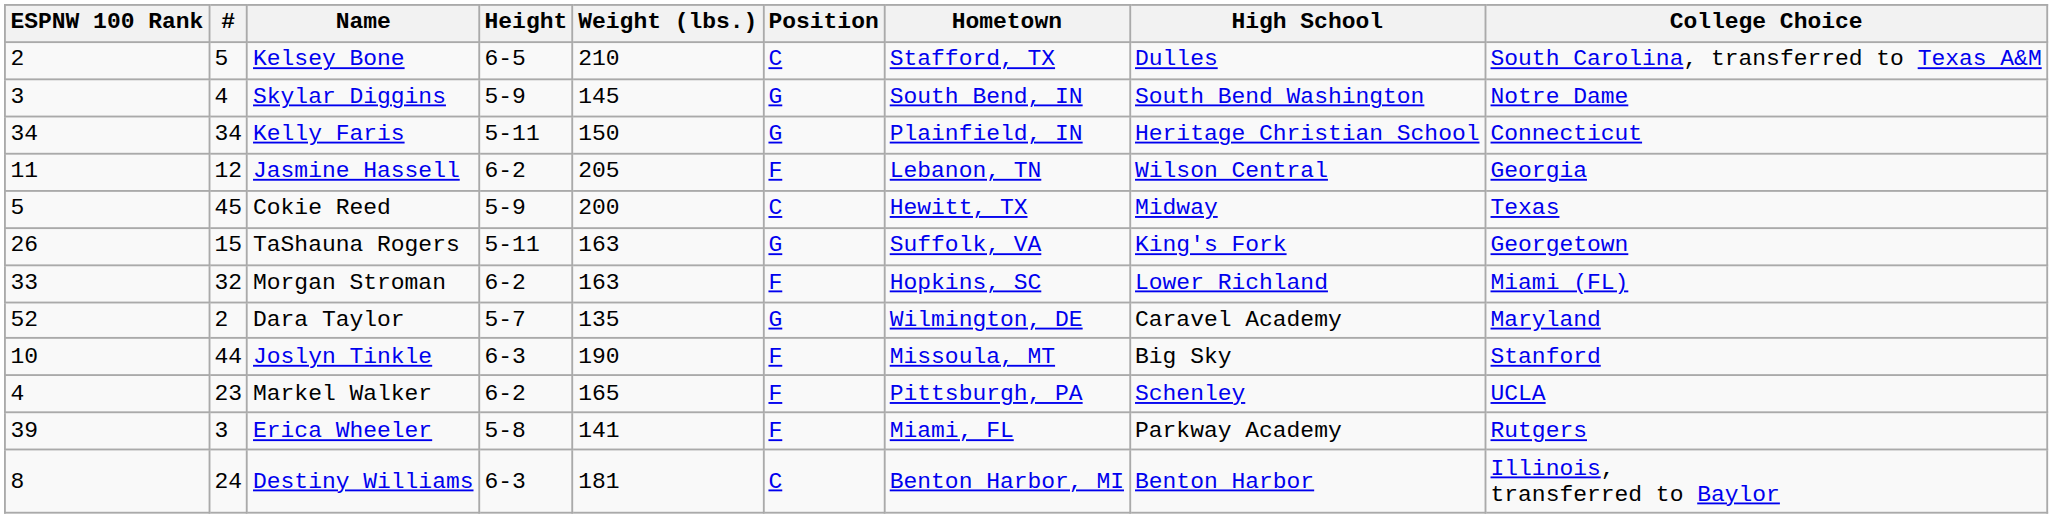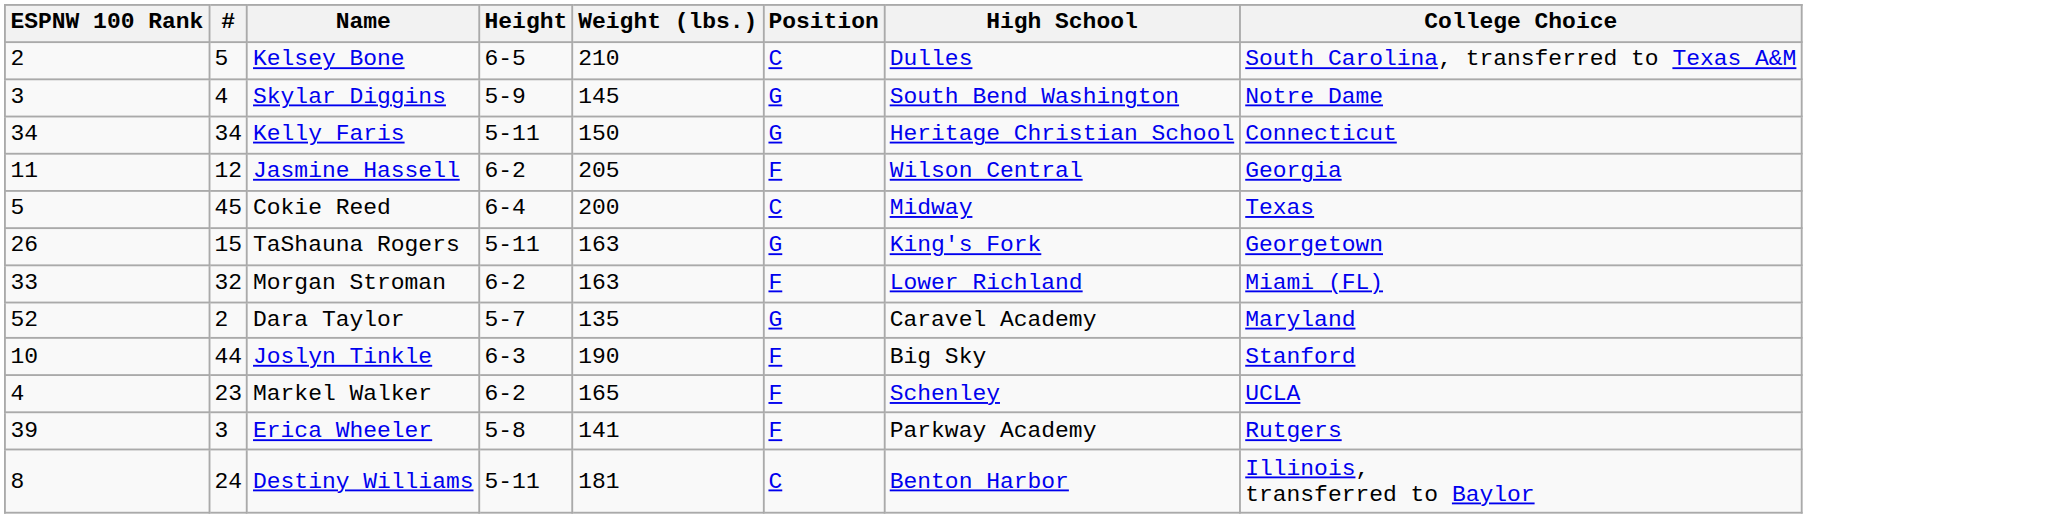- column: (1007, 24)
(505, 209) 5-9 -> (505, 209) 6-4
(505, 482) 6-3 -> (512, 482) 5-11
